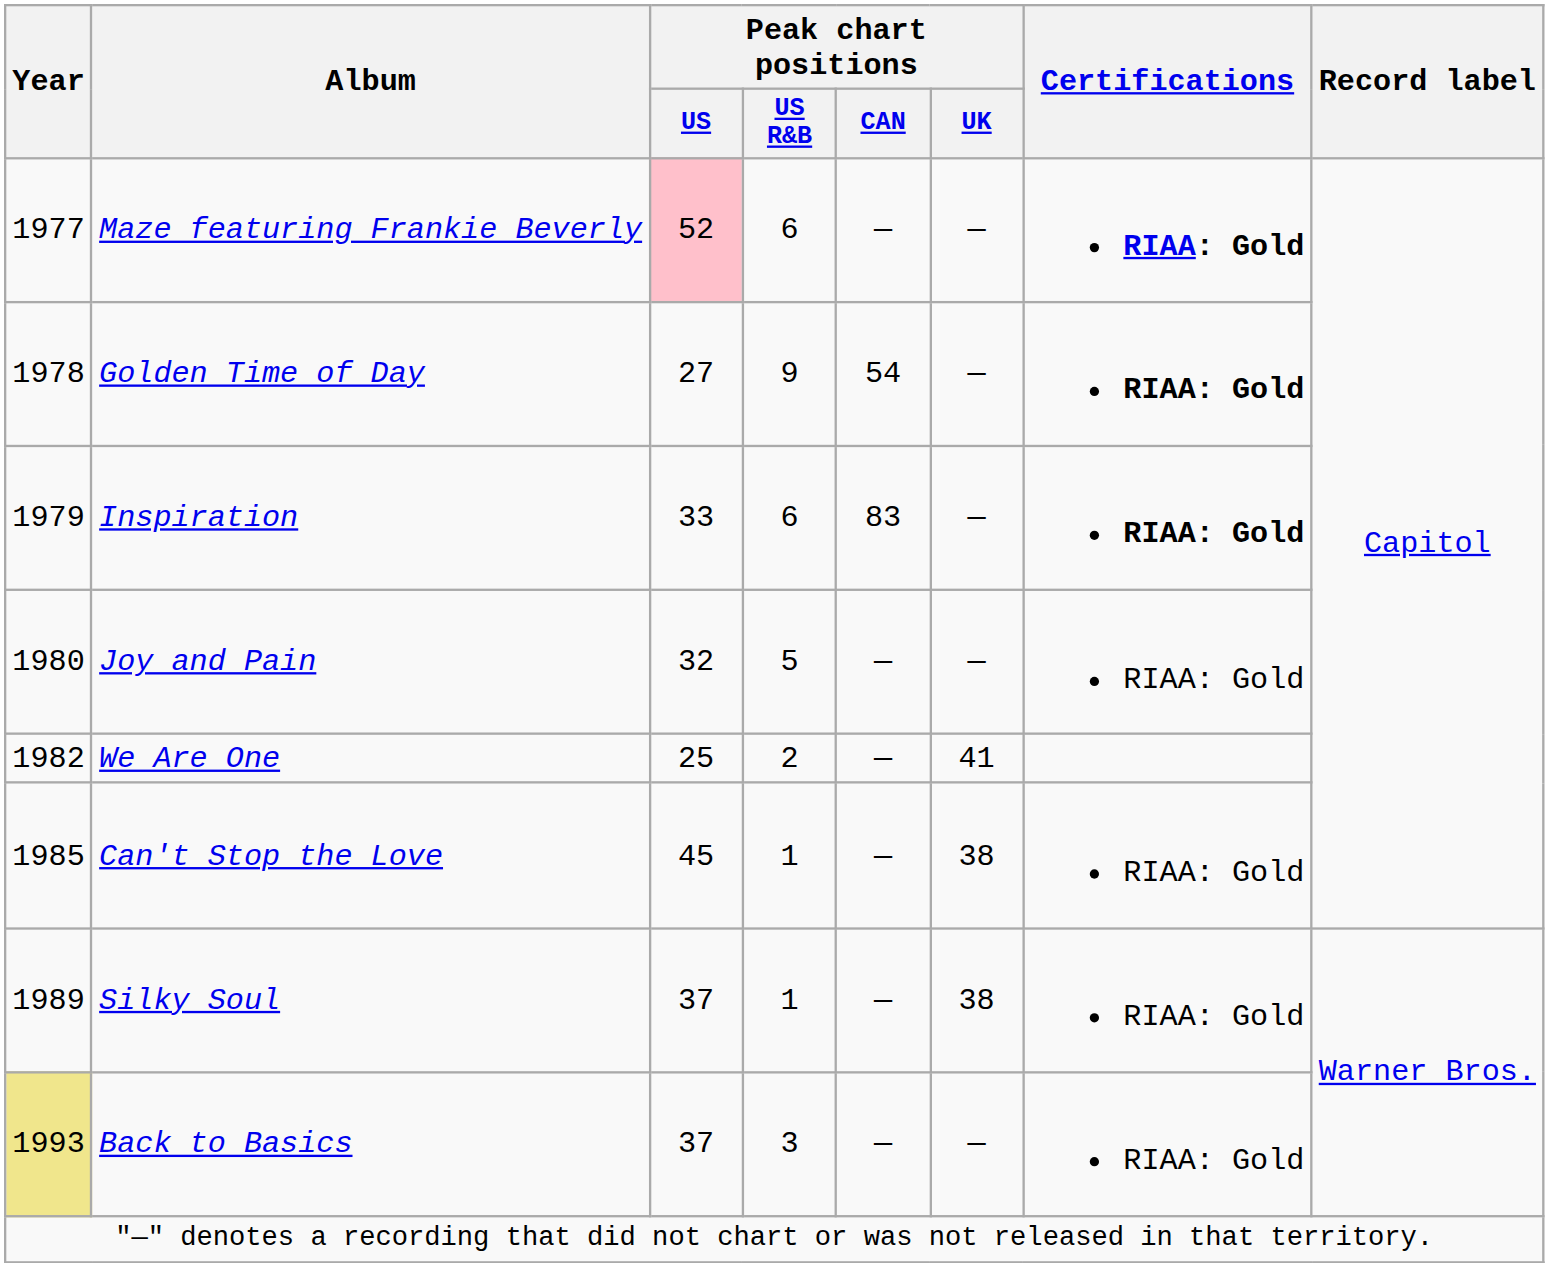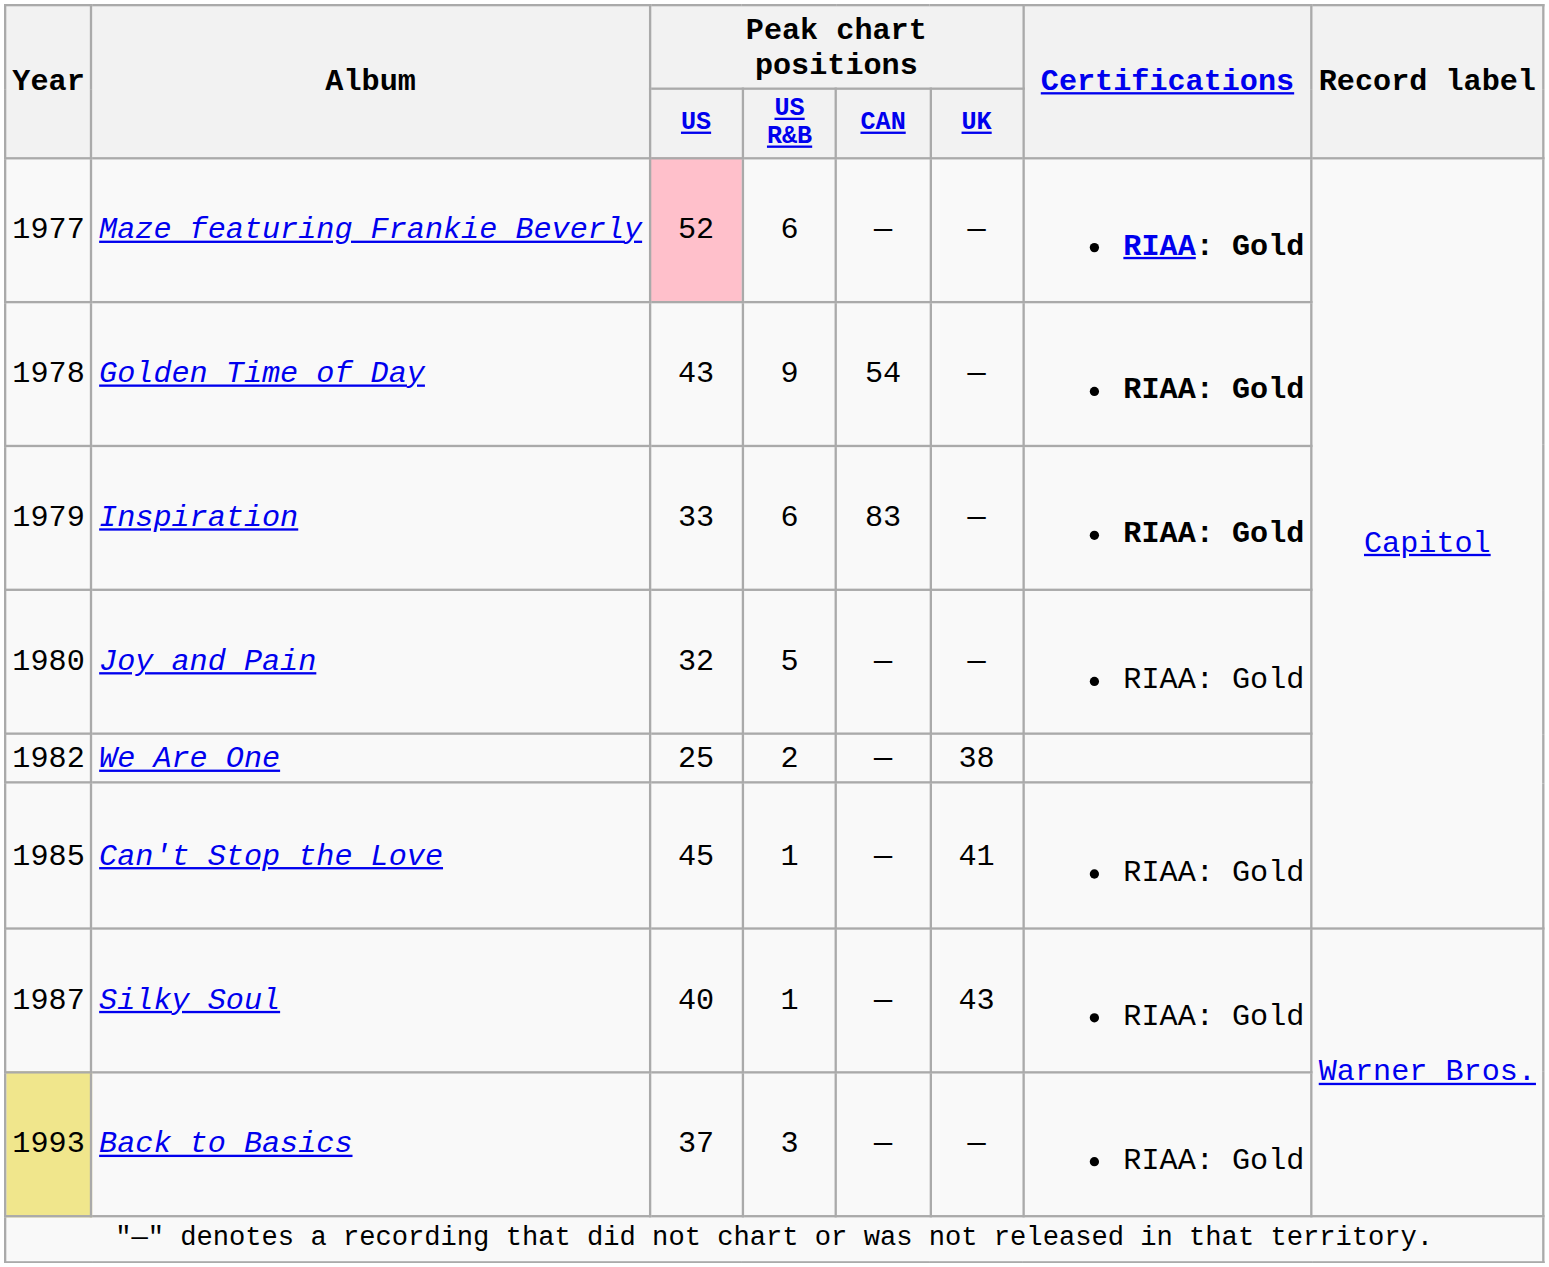(696, 374) 27 -> (696, 374) 43
(977, 759) 41 -> (977, 759) 38
(977, 856) 38 -> (977, 856) 41
(49, 1000) 1989 -> (49, 1000) 1987
(696, 1000) 37 -> (696, 1000) 40
(977, 1000) 38 -> (977, 1000) 43
